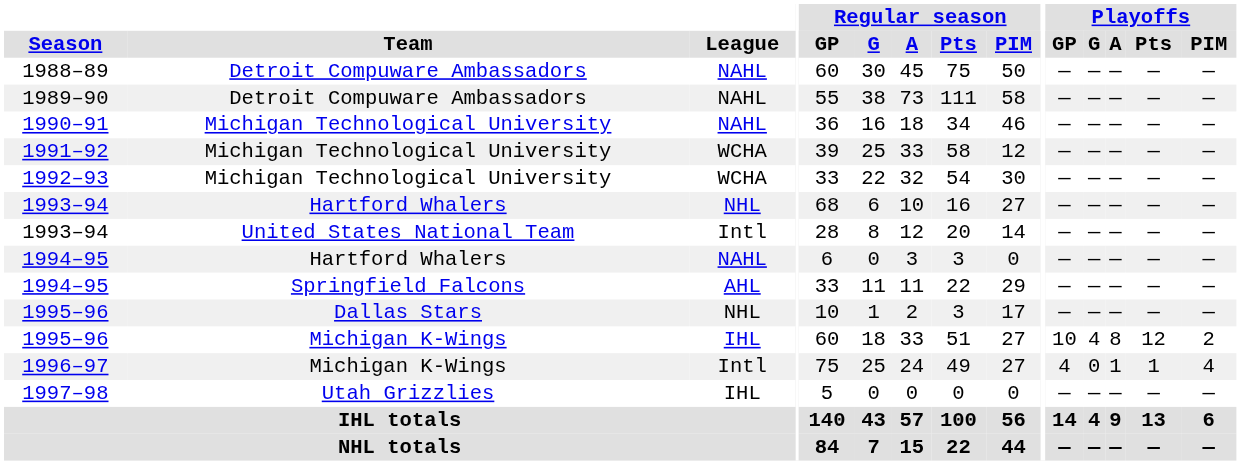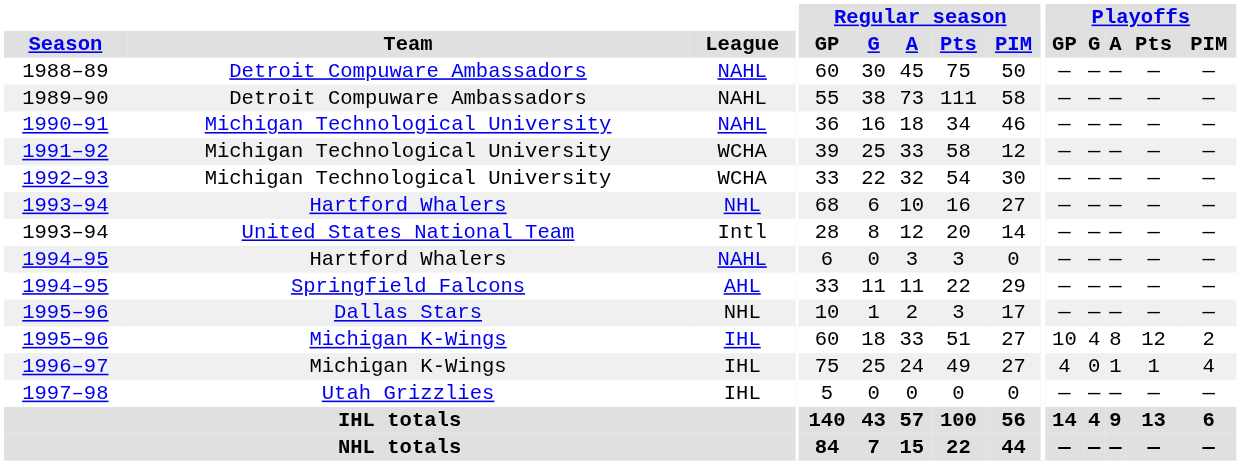(742, 367) Intl -> (742, 367) IHL
